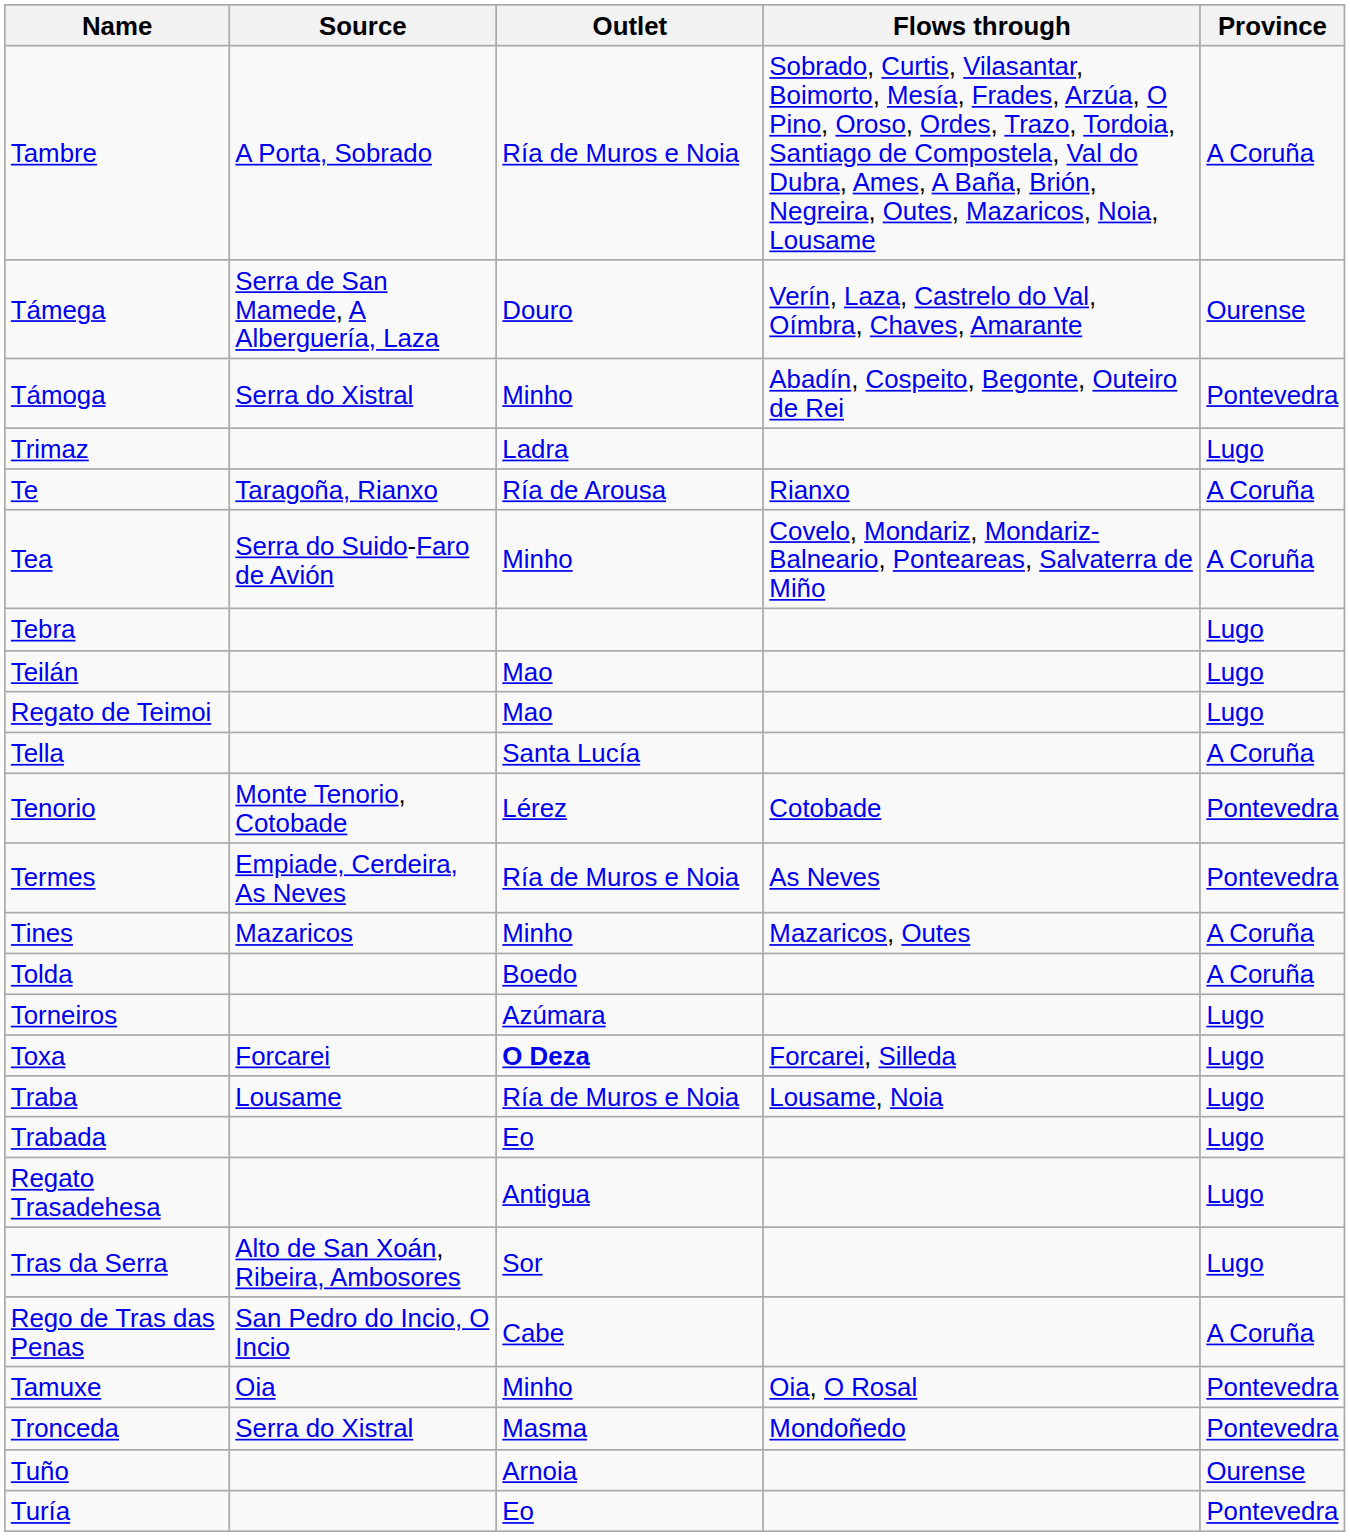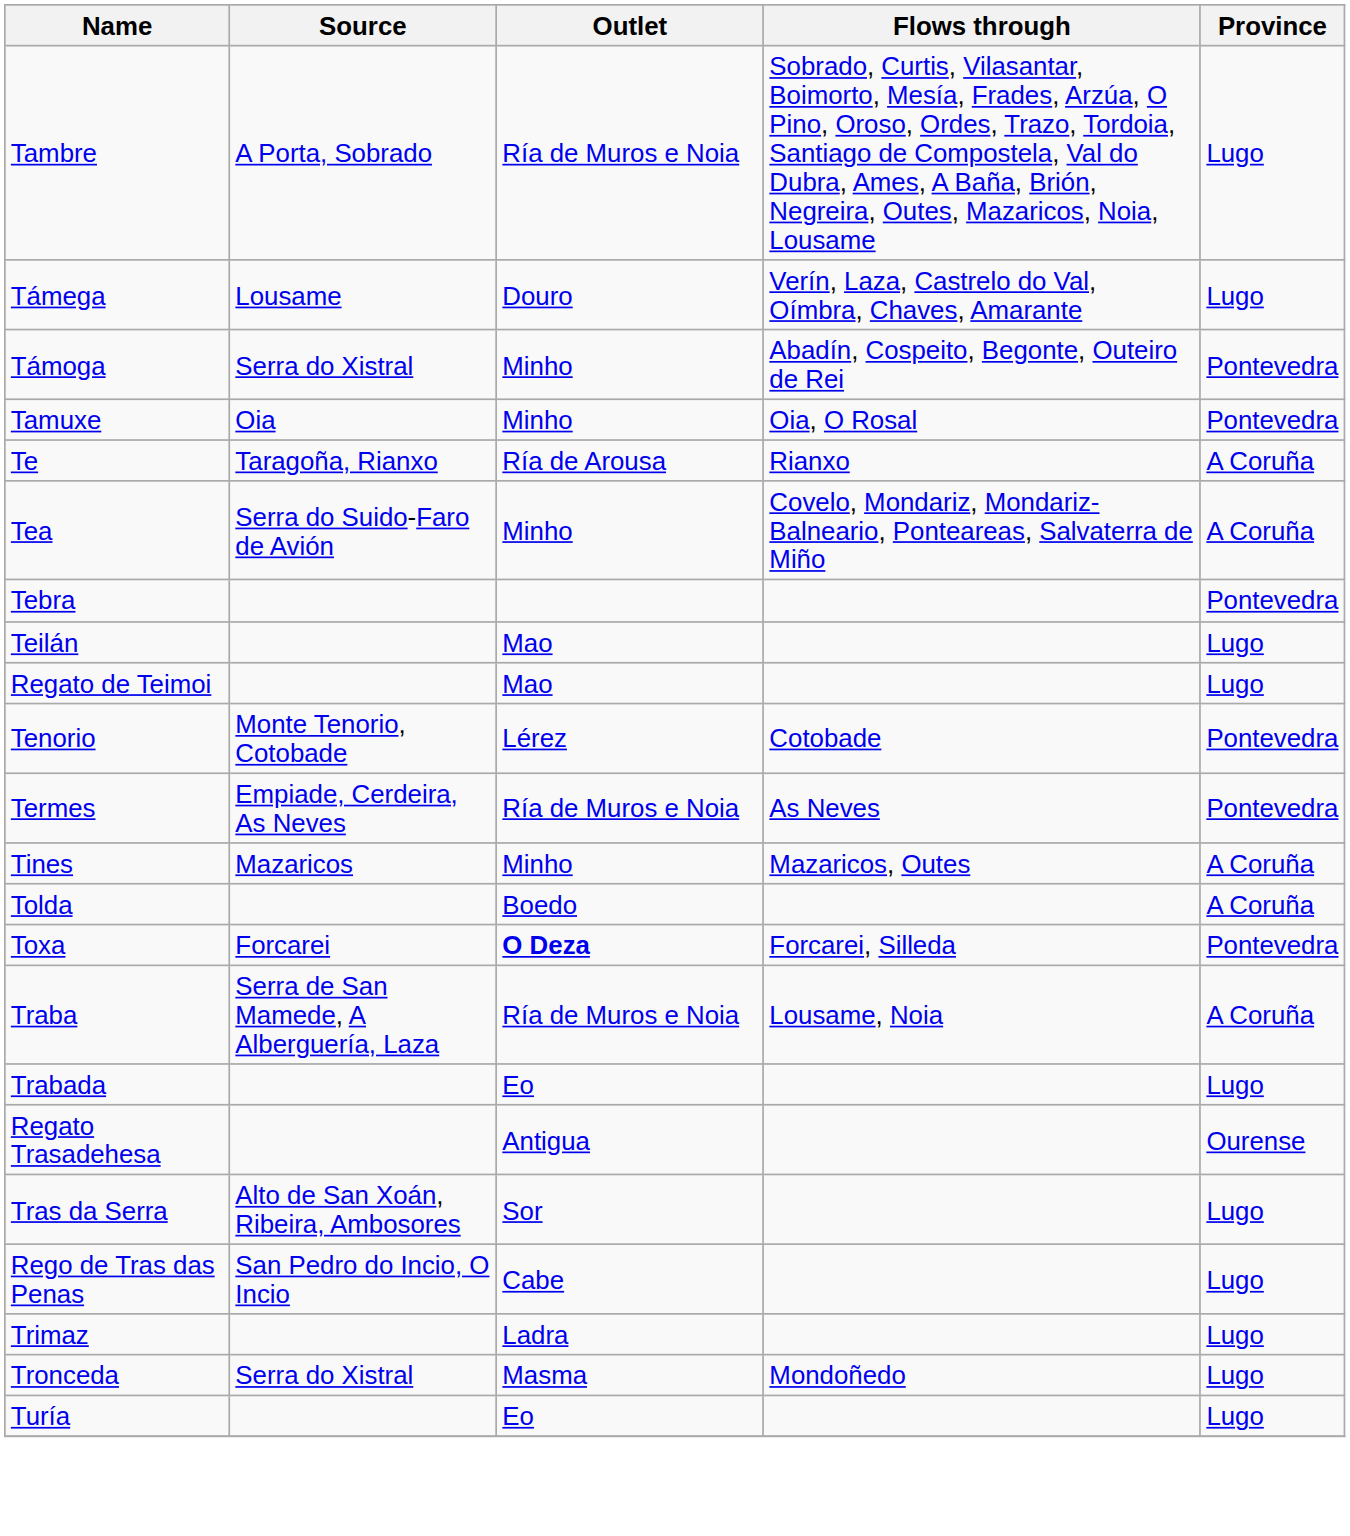(1260, 153) A Coruña -> (1235, 153) Lugo
(337, 310) Serra de San Mamede, A Alberguería, Laza -> (288, 295) Lousame
(1256, 310) Ourense -> (1235, 295) Lugo
rows swapped: (56, 1388) <-> (50, 449)
(1235, 630) Lugo -> (1272, 601) Pontevedra
- row: (37, 752)
- row: (64, 1015)
(1235, 1056) Lugo -> (1272, 945) Pontevedra
(288, 1097) Lousame -> (337, 1015) Serra de San Mamede, A Alberguería, Laza
(1235, 1097) Lugo -> (1260, 1015) A Coruña
(1235, 1193) Lugo -> (1256, 1140) Ourense
(1260, 1332) A Coruña -> (1235, 1280) Lugo
(1272, 1429) Pontevedra -> (1235, 1376) Lugo
- row: (40, 1470)
(1272, 1511) Pontevedra -> (1235, 1417) Lugo
